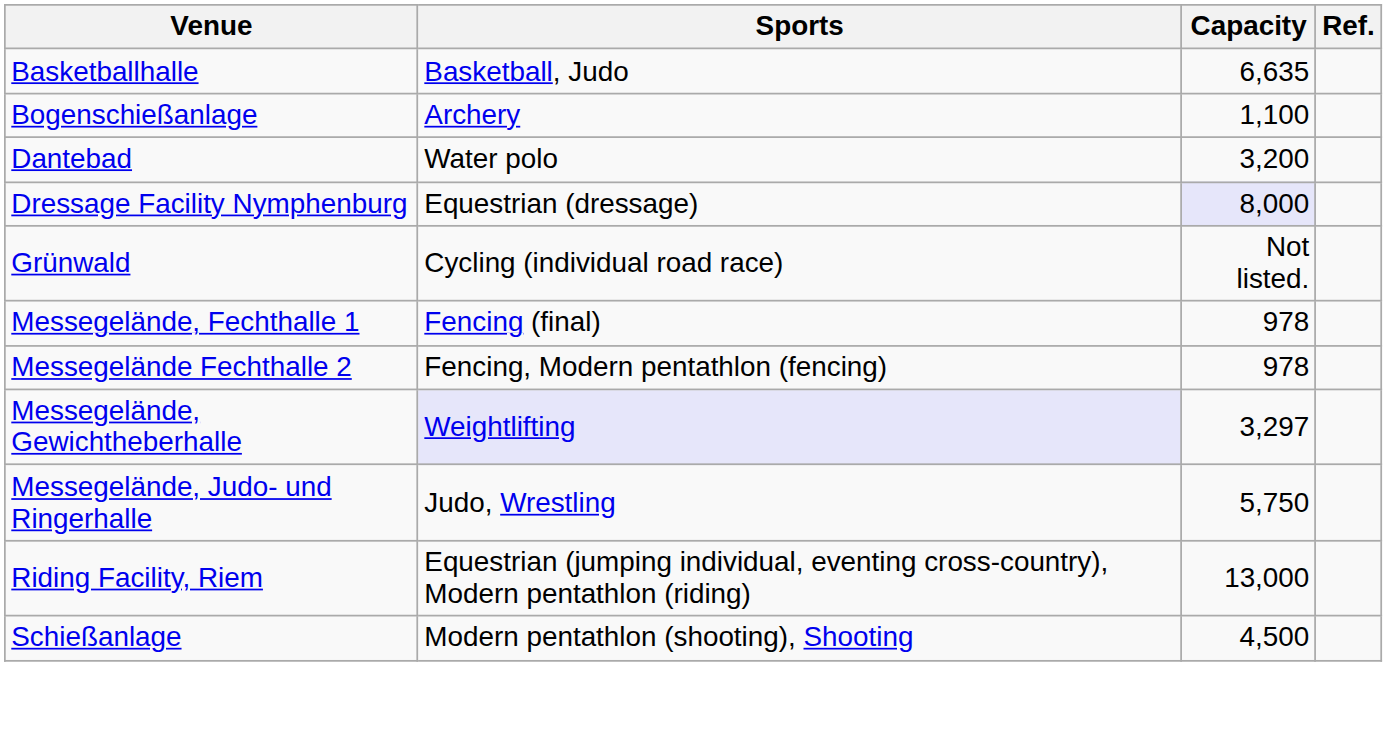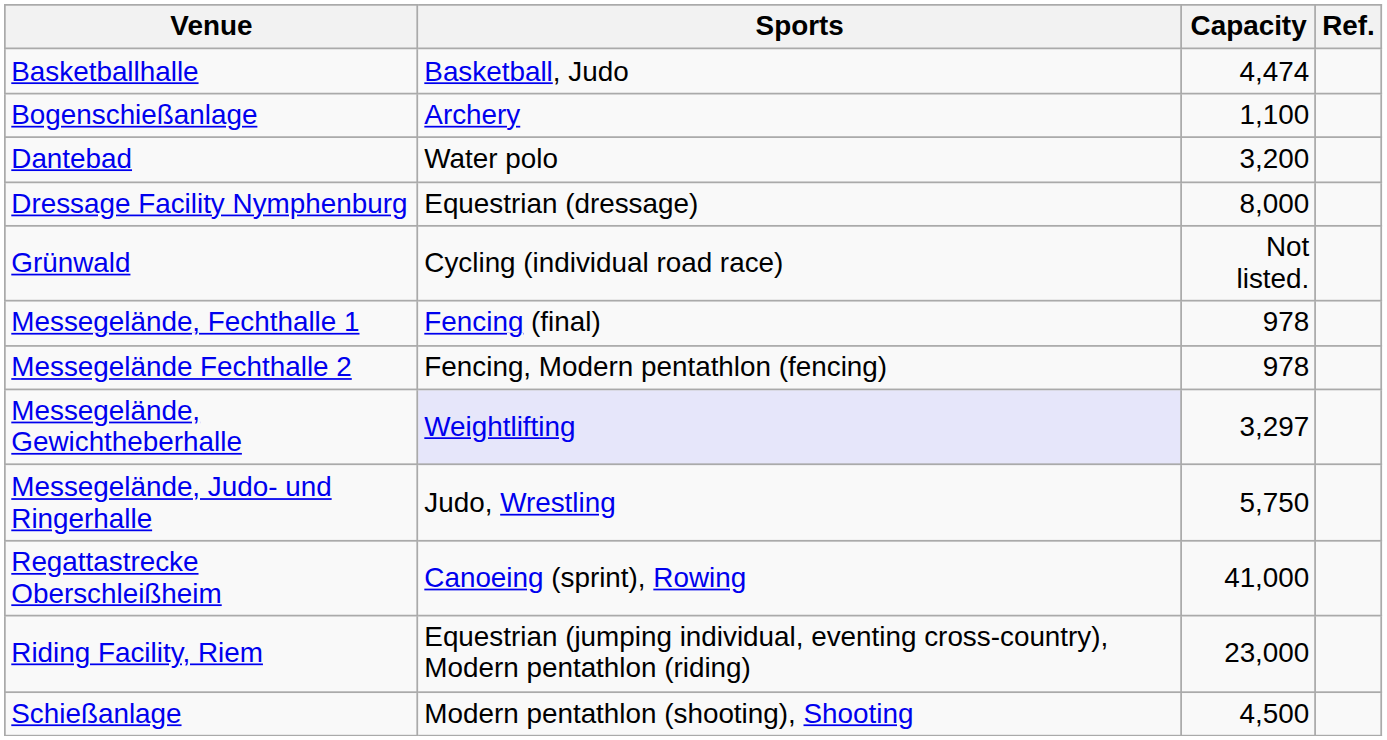(1274, 70) 6,635 -> (1274, 70) 4,474
(1274, 203) lavender background -> (1274, 203) no background
+ row: (117, 577)
(1267, 577) 13,000 -> (1267, 653) 23,000
